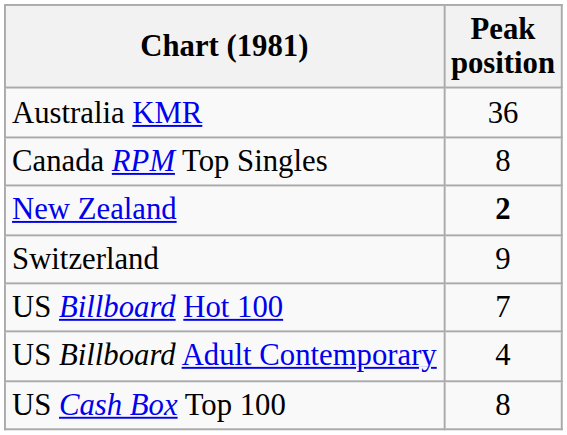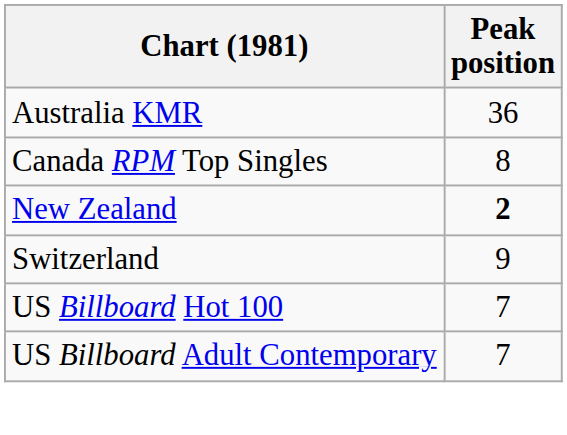(503, 355) 4 -> (503, 355) 7
- row: (149, 404)
